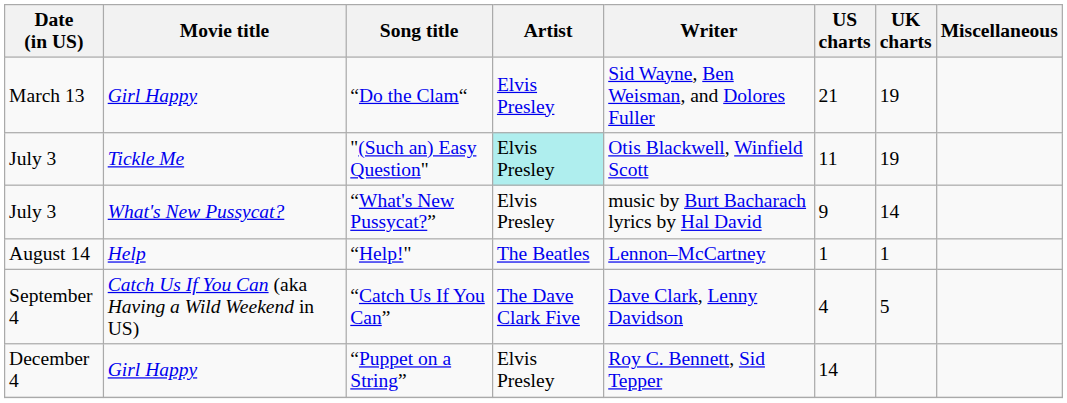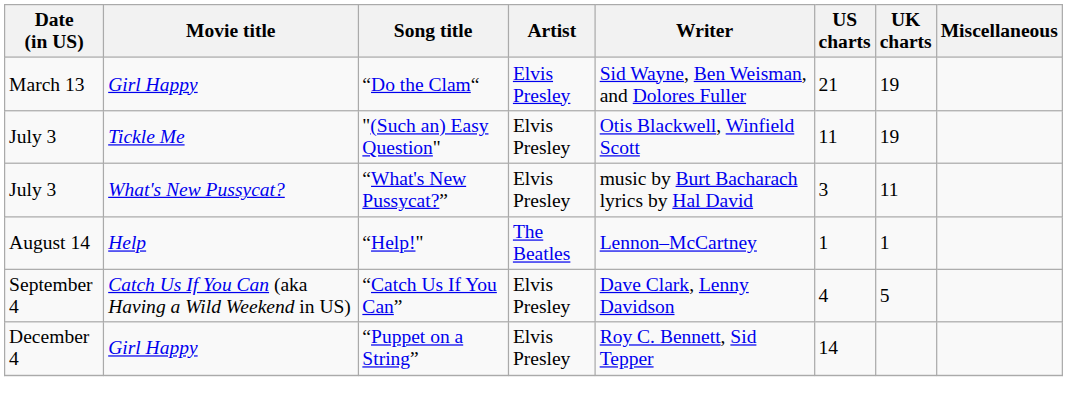(526, 158) paleturquoise background -> (542, 136) no background
(823, 211) 9 -> (823, 189) 3
(889, 211) 14 -> (889, 189) 11
(538, 306) The Dave Clark Five -> (542, 295) Elvis Presley
